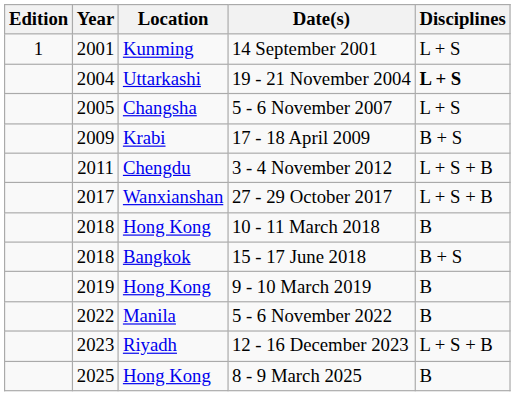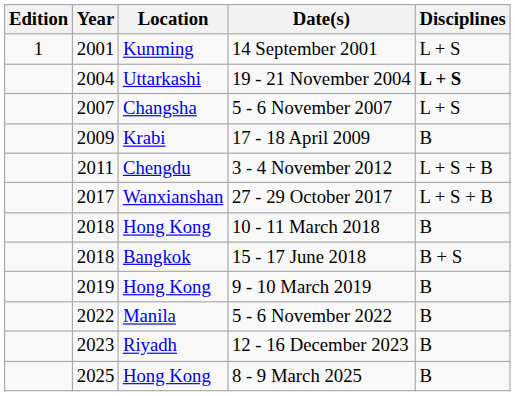(96, 108) 2005 -> (96, 108) 2007
(441, 138) B + S -> (426, 138) B
(456, 345) L + S + B -> (426, 345) B
